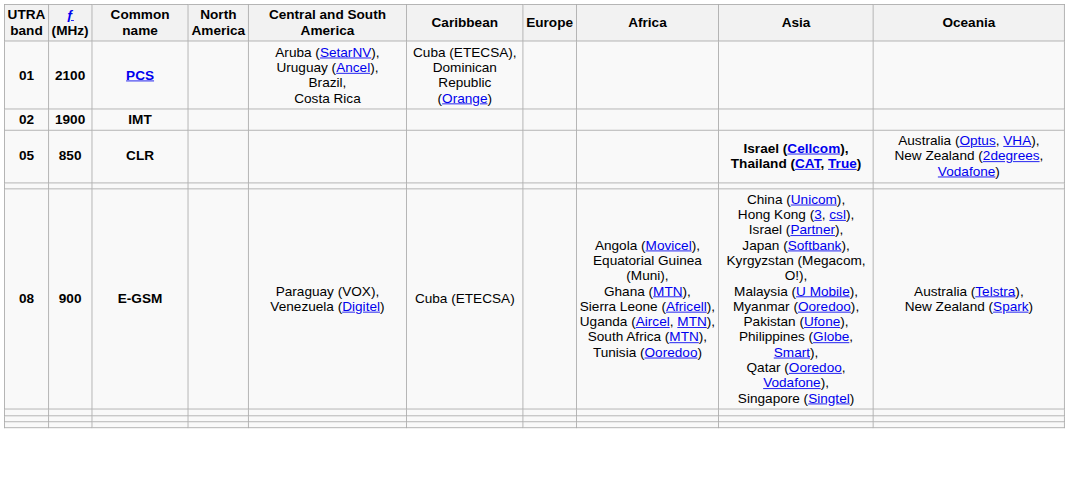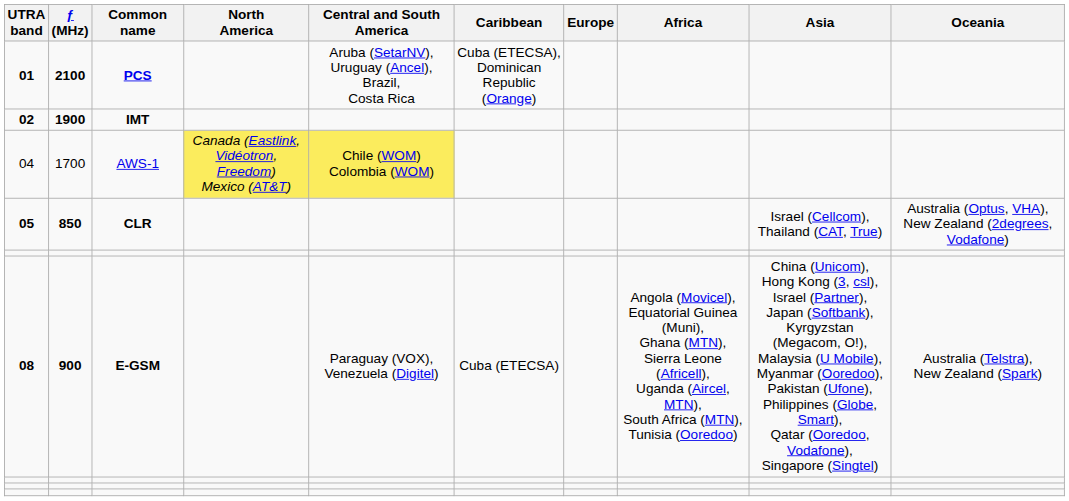+ row: (26, 164)
(796, 156) bold -> (820, 223) normal
